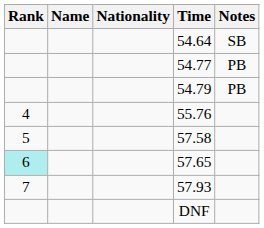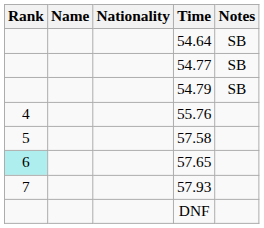(237, 65) PB -> (237, 65) SB
(237, 89) PB -> (237, 89) SB
